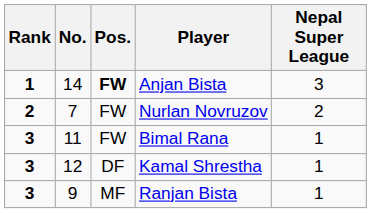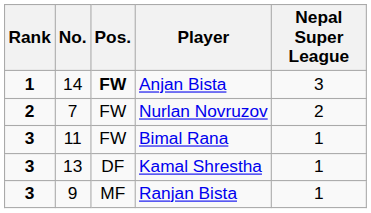(73, 166) 12 -> (73, 166) 13
